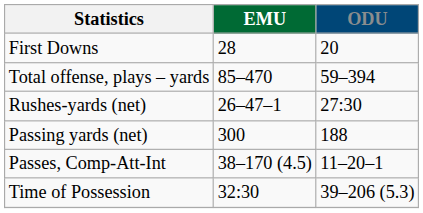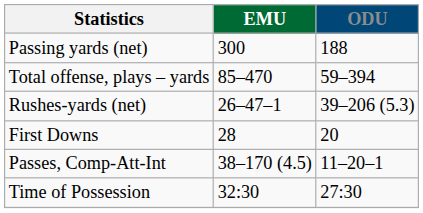rows swapped: (54, 47) <-> (78, 134)
(341, 105) 27:30 -> (367, 105) 39–206 (5.3)
(367, 192) 39–206 (5.3) -> (341, 192) 27:30
